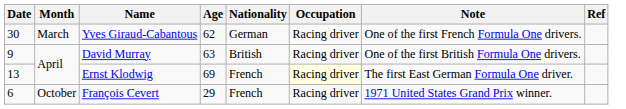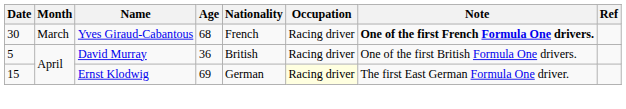(209, 34) 62 -> (205, 34) 68
(248, 34) German -> (242, 34) French
(473, 34) normal -> (477, 34) bold
(10, 54) 9 -> (10, 54) 5
(209, 54) 63 -> (205, 54) 36
(13, 73) 13 -> (13, 73) 15
(246, 73) French -> (244, 73) German
- row: (120, 93)
